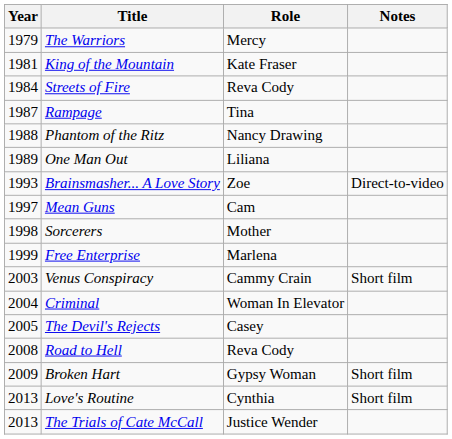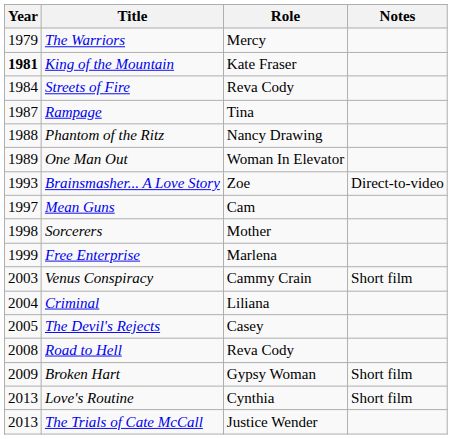(23, 64) normal -> (23, 64) bold
(248, 159) Liliana -> (285, 159) Woman In Elevator
(285, 302) Woman In Elevator -> (248, 302) Liliana
